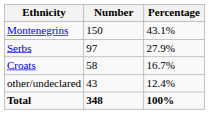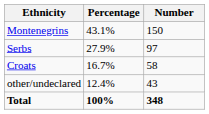columns swapped: (114, 13) <-> (174, 13)
